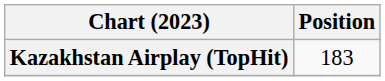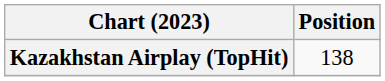(337, 57) 183 -> (337, 57) 138
